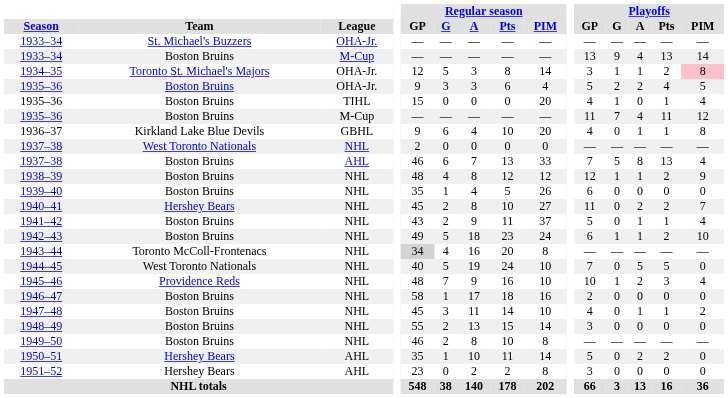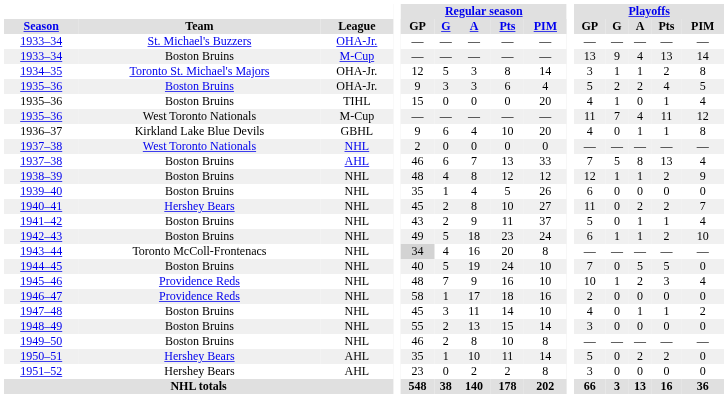(703, 71) pink background -> (703, 71) no background
(199, 116) Boston Bruins -> (199, 116) West Toronto Nationals
(199, 266) West Toronto Nationals -> (199, 266) Boston Bruins
(199, 296) Boston Bruins -> (199, 296) Providence Reds
